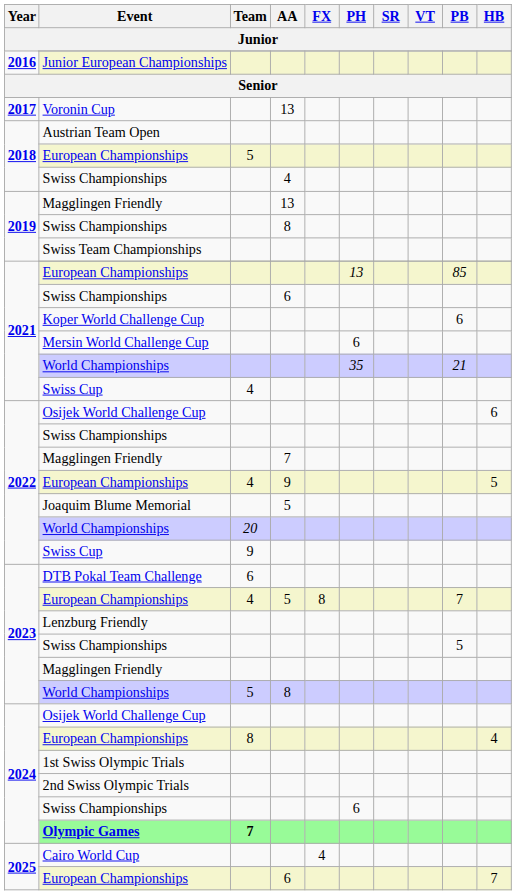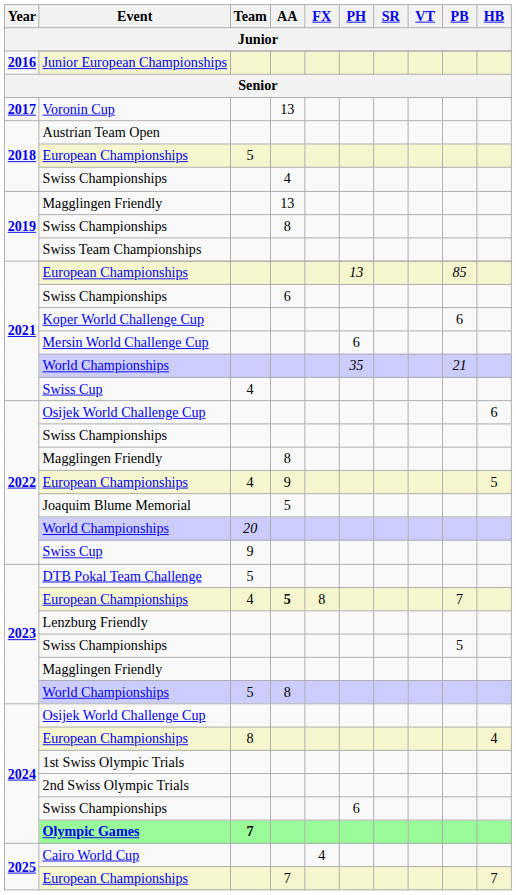(287, 459) 7 -> (287, 459) 8
(250, 575) 6 -> (250, 575) 5
(287, 599) normal -> (287, 599) bold
(287, 878) 6 -> (287, 878) 7
